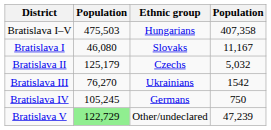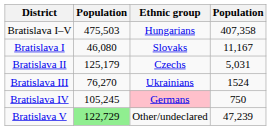(238, 64) 5,032 -> (238, 64) 5,031
(238, 82) 1542 -> (238, 82) 1524
(170, 99) no background -> (170, 99) pink background
